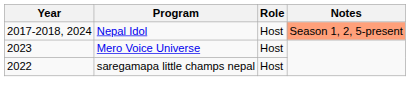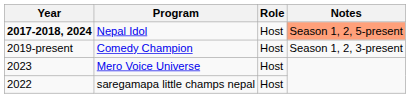(49, 31) normal -> (49, 31) bold
+ row: (145, 48)
